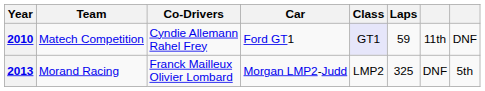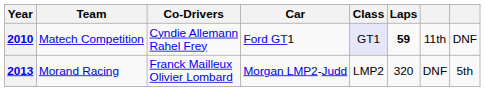(404, 39) normal -> (404, 39) bold
(404, 71) 325 -> (404, 71) 320
